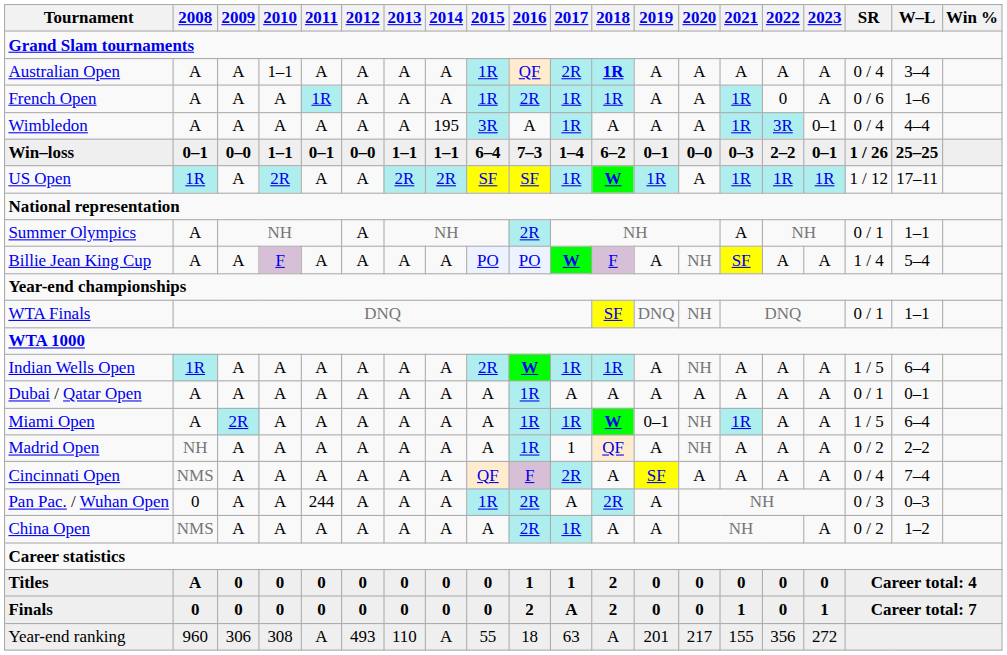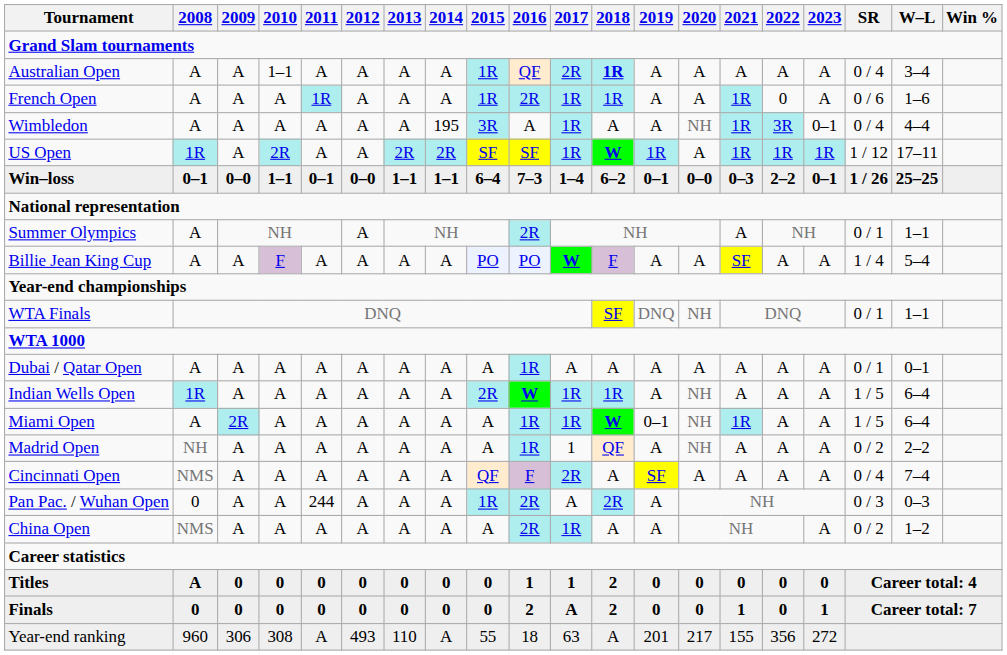(699, 125) A -> (699, 125) NH
rows swapped: (40, 179) <-> (41, 152)
(699, 260) NH -> (699, 260) A
rows swapped: (75, 394) <-> (72, 367)
